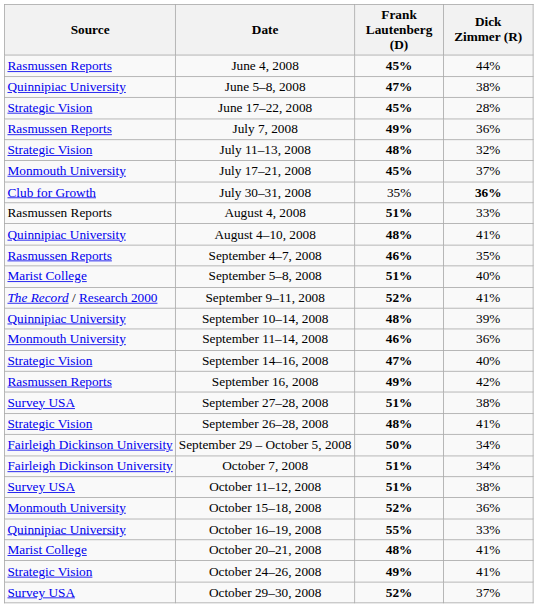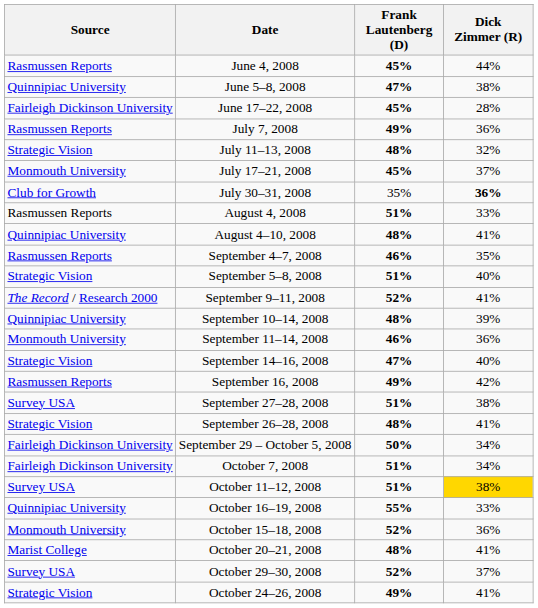(50, 108) Strategic Vision -> (90, 108) Fairleigh Dickinson University
(47, 276) Marist College -> (50, 276) Strategic Vision
(488, 487) no background -> (488, 487) gold background
rows swapped: (265, 508) <-> (265, 529)
rows swapped: (265, 571) <-> (265, 592)
